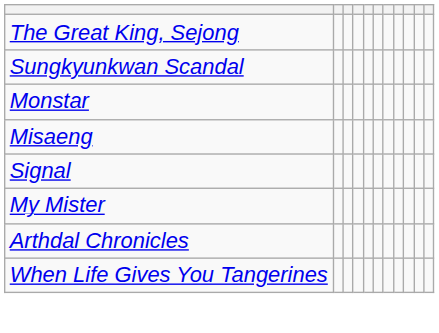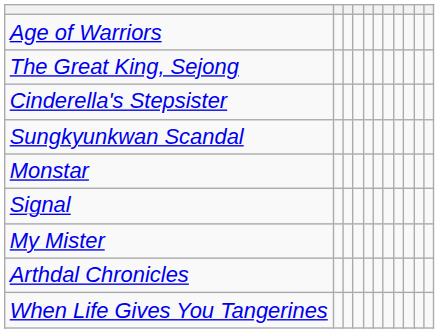+ row: (86, 31)
+ row: (118, 101)
- row: (51, 136)
